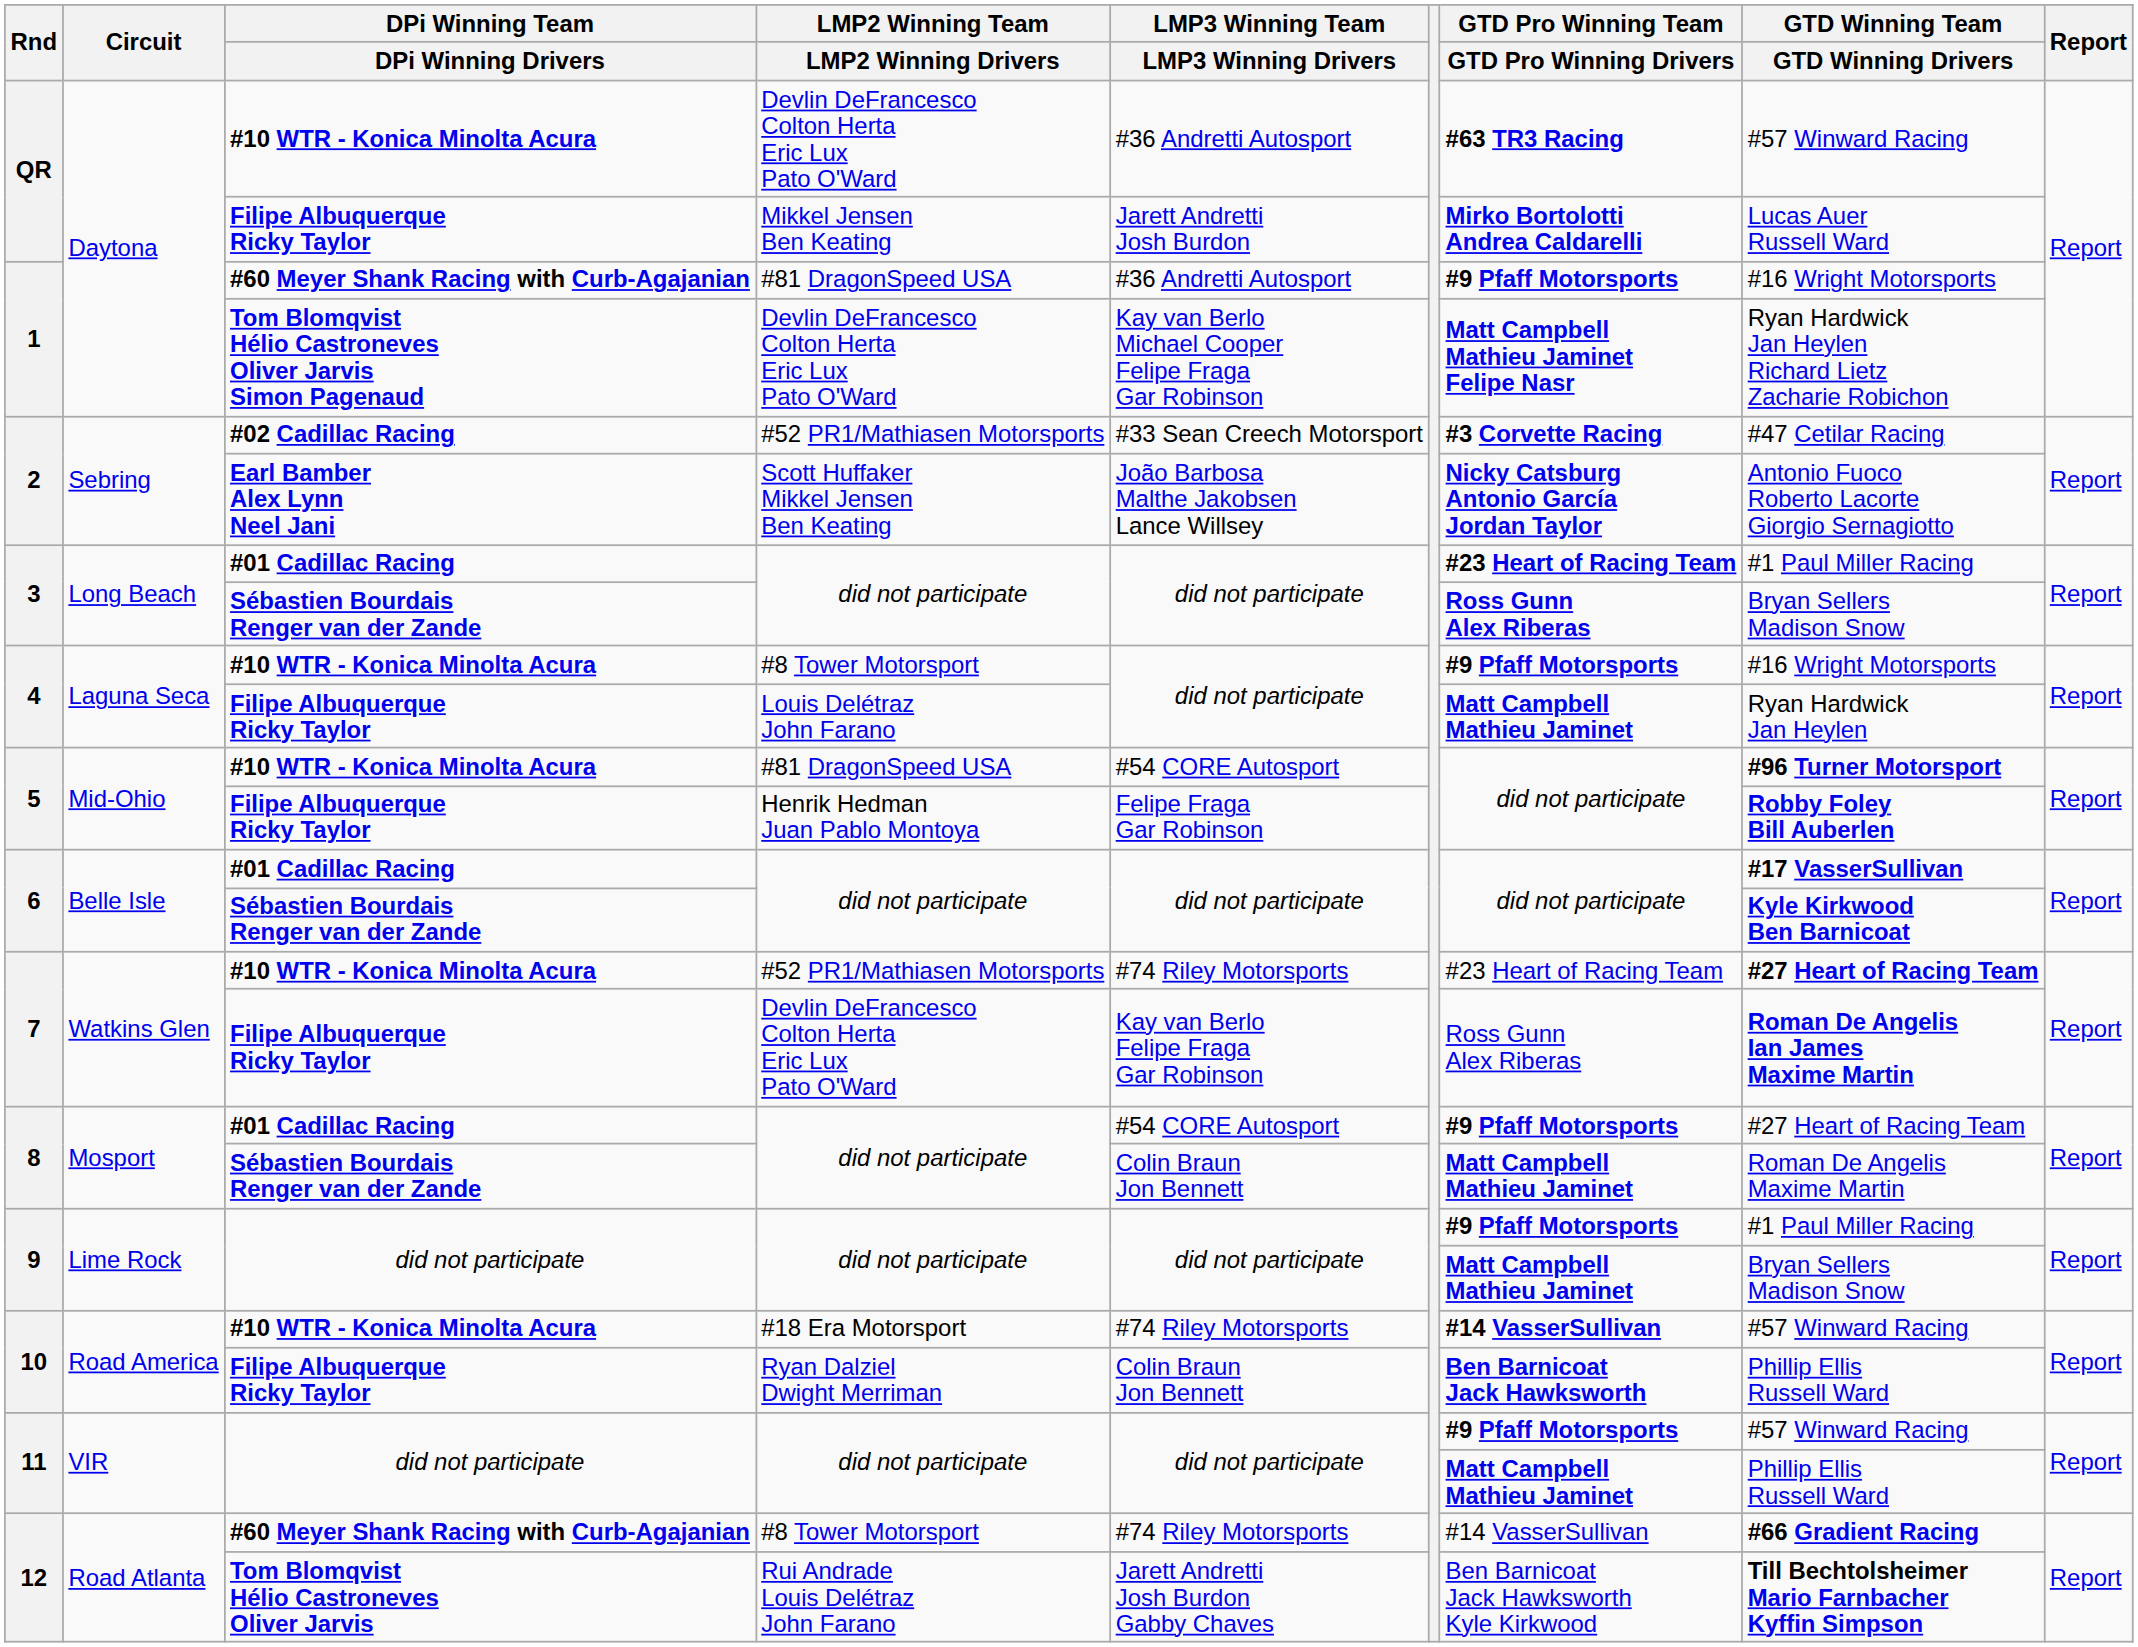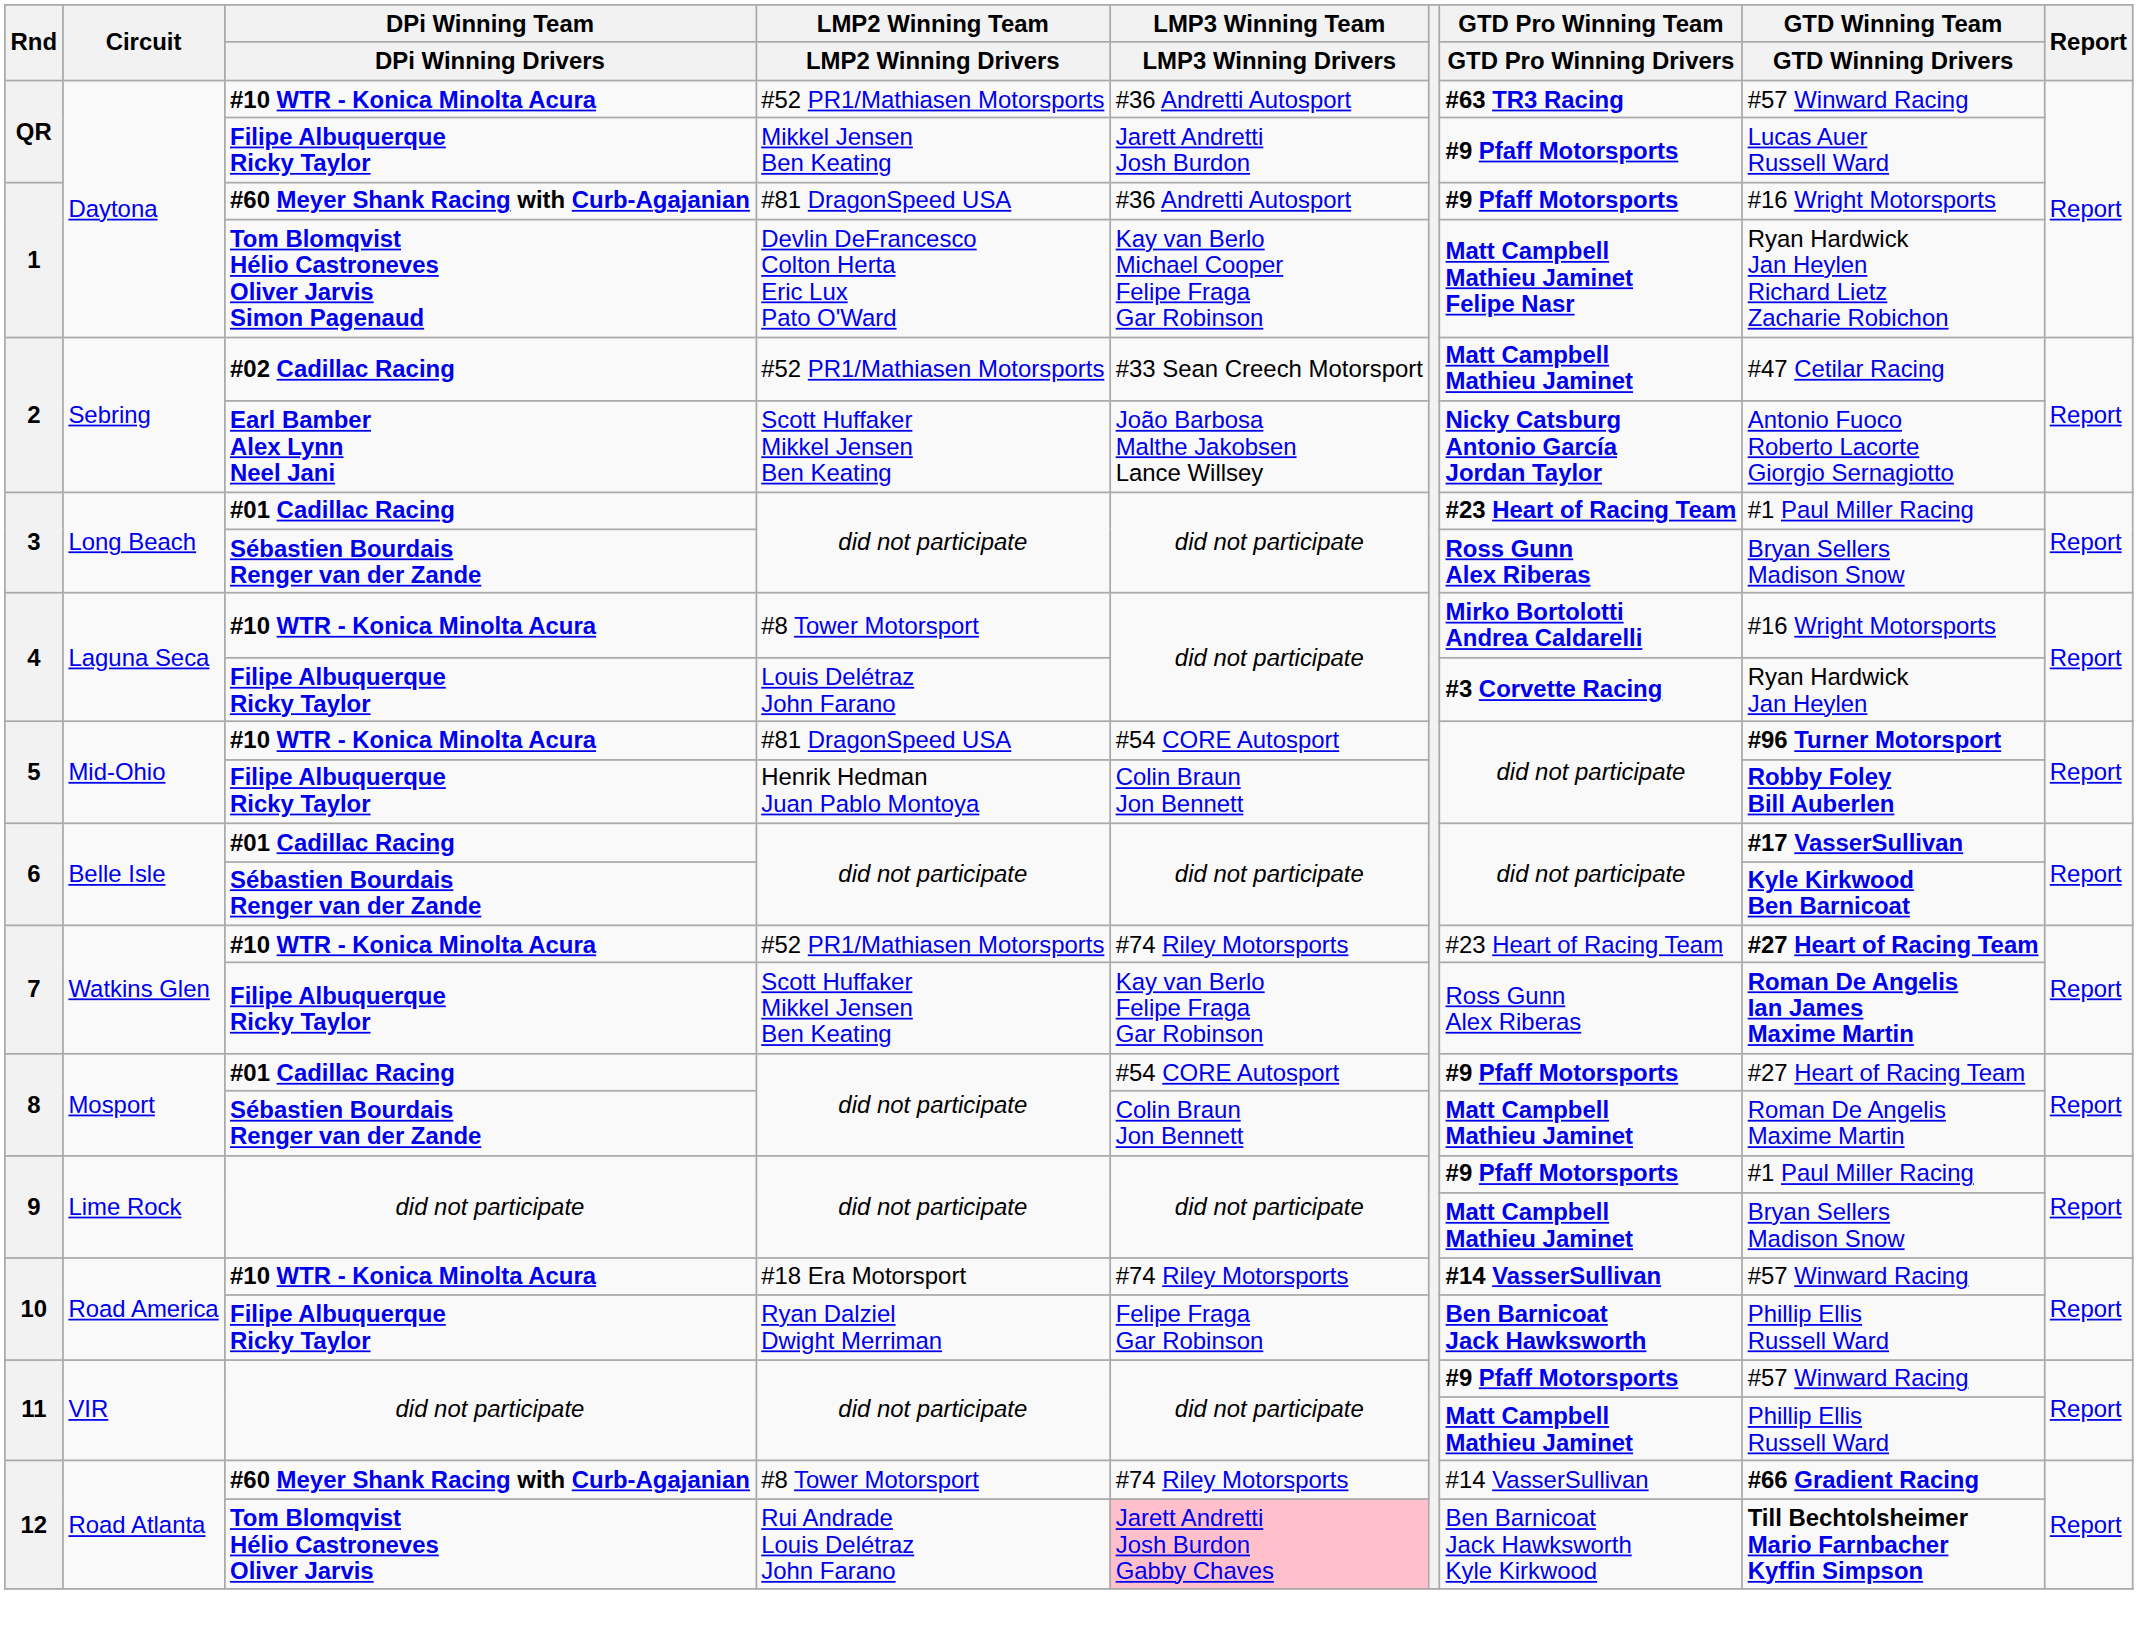(869, 138) Devlin DeFrancesco Colton Herta Eric Lux Pato O'Ward -> (933, 99) #52 PR1/Mathiasen Motorsports
(1544, 229) Mirko Bortolotti Andrea Caldarelli -> (1562, 150) #9 Pfaff Motorsports
(1554, 435) #3 Corvette Racing -> (1539, 369) Matt Campbell Mathieu Jaminet
(1562, 665) #9 Pfaff Motorsports -> (1544, 625) Mirko Bortolotti Andrea Caldarelli
(1539, 716) Matt Campbell Mathieu Jaminet -> (1554, 689) #3 Corvette Racing
(1189, 817) Felipe Fraga Gar Robinson -> (1180, 791) Colin Braun Jon Bennett
(869, 1048) Devlin DeFrancesco Colton Herta Eric Lux Pato O'Ward -> (837, 1008) Scott Huffaker Mikkel Jensen Ben Keating
(1180, 1380) Colin Braun Jon Bennett -> (1189, 1327) Felipe Fraga Gar Robinson
(1195, 1596) no background -> (1195, 1544) pink background
